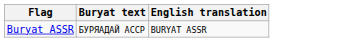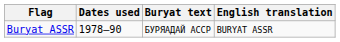+ column: (109, 13)
